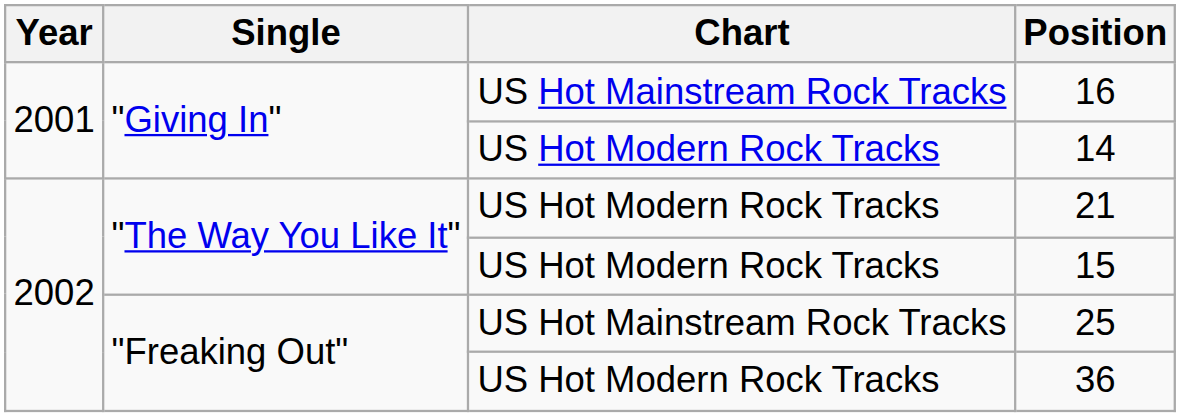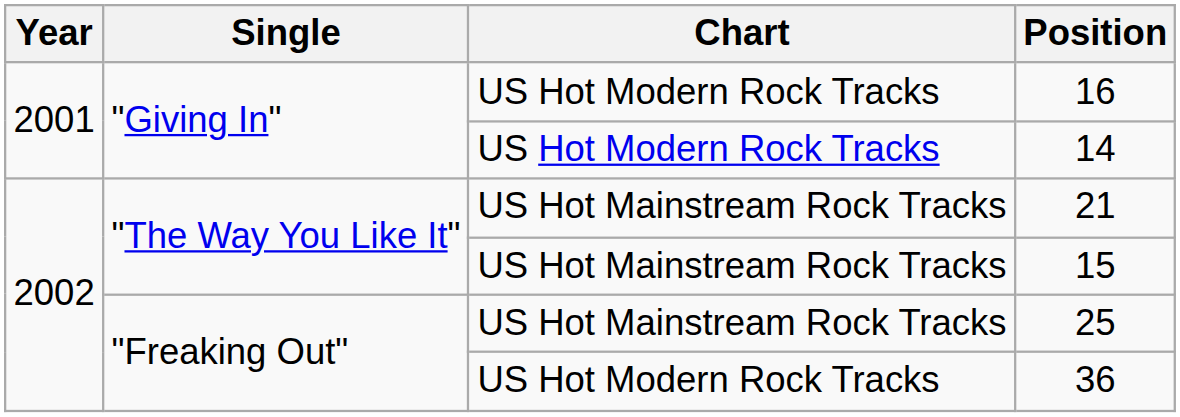(742, 91) US Hot Mainstream Rock Tracks -> (709, 91) US Hot Modern Rock Tracks
(709, 206) US Hot Modern Rock Tracks -> (742, 206) US Hot Mainstream Rock Tracks
(709, 264) US Hot Modern Rock Tracks -> (742, 264) US Hot Mainstream Rock Tracks
